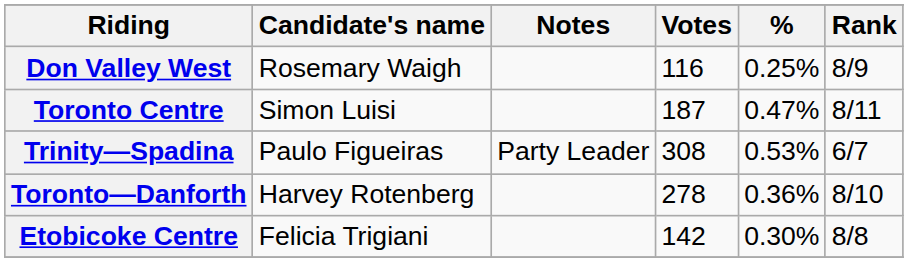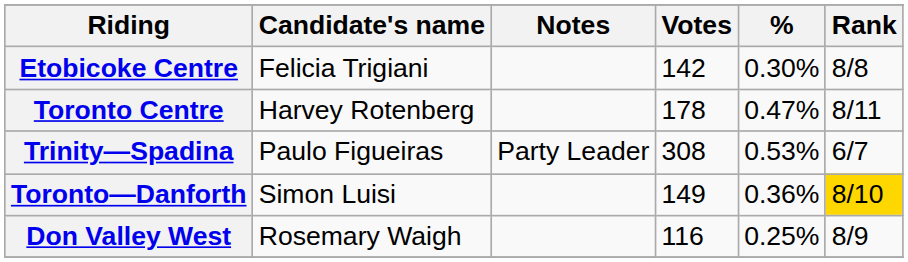rows swapped: (129, 67) <-> (129, 236)
(327, 109) Simon Luisi -> (367, 109) Harvey Rotenberg
(684, 109) 187 -> (684, 109) 178
(367, 194) Harvey Rotenberg -> (327, 194) Simon Luisi
(684, 194) 278 -> (684, 194) 149
(858, 194) no background -> (858, 194) gold background
